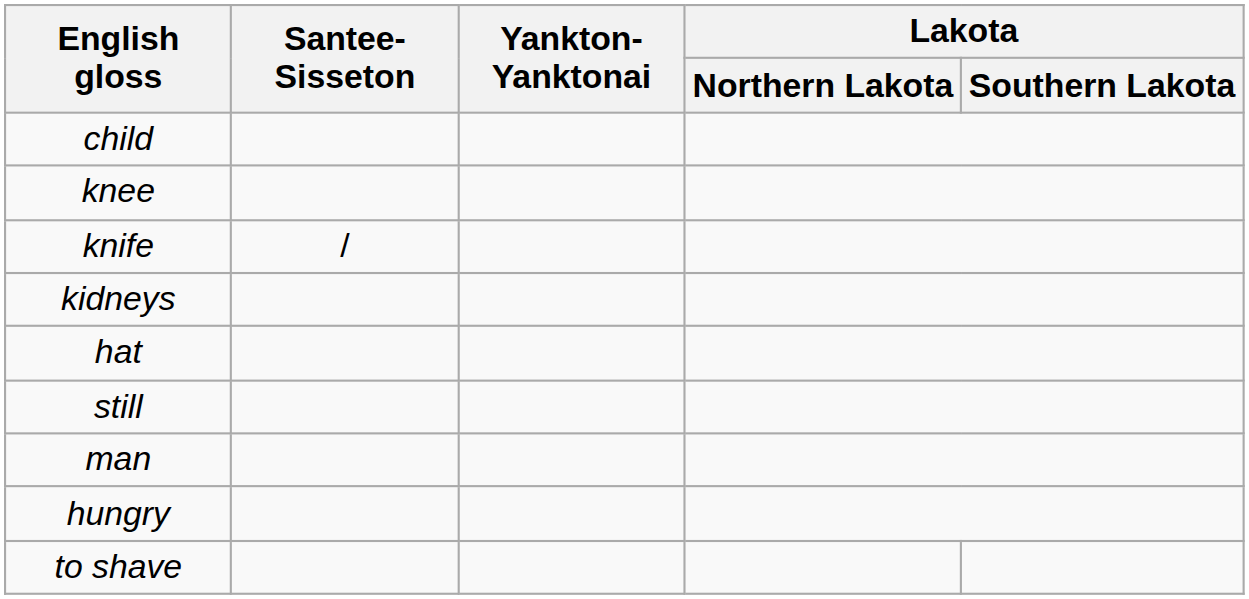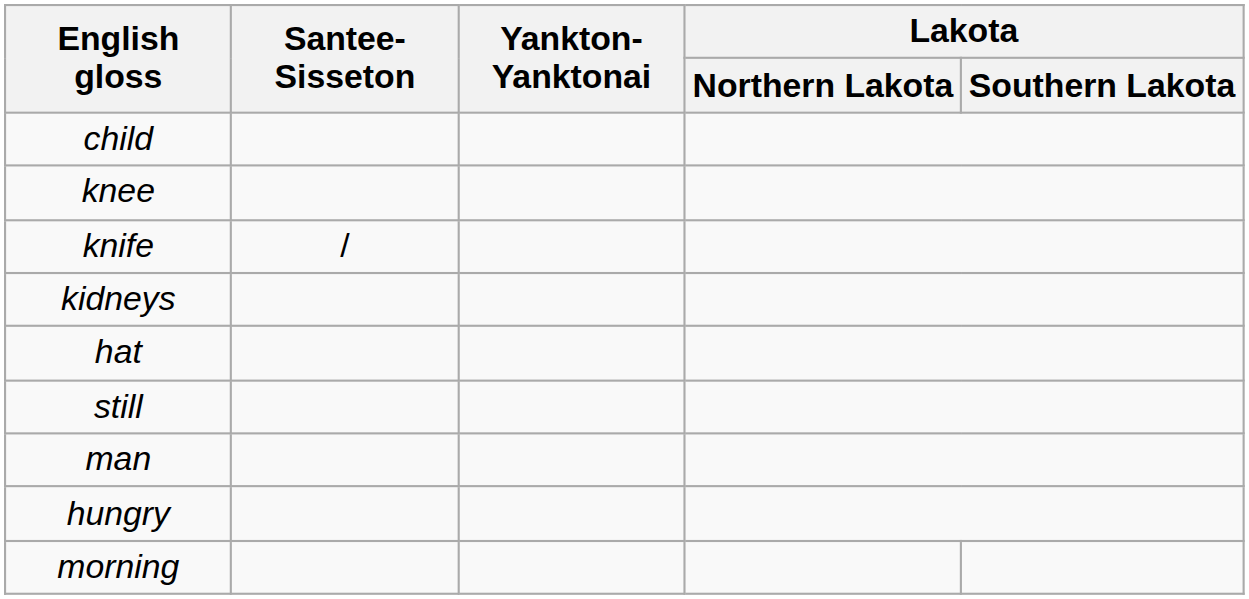+ row: (118, 566)
- row: (118, 566)
